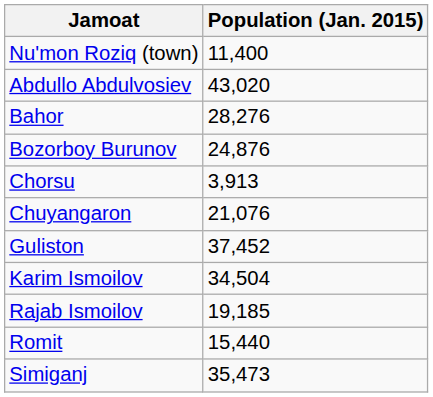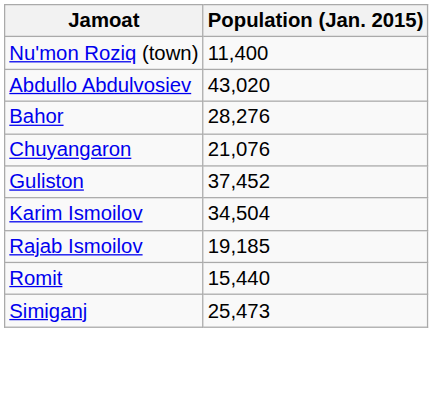- row: (93, 149)
- row: (42, 181)
(239, 375) 35,473 -> (239, 310) 25,473
